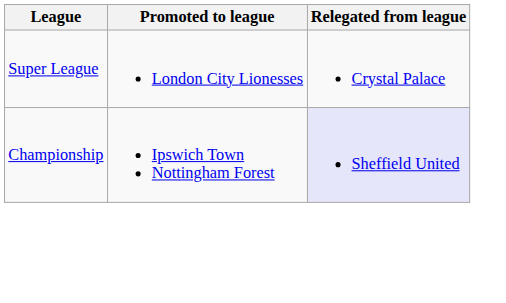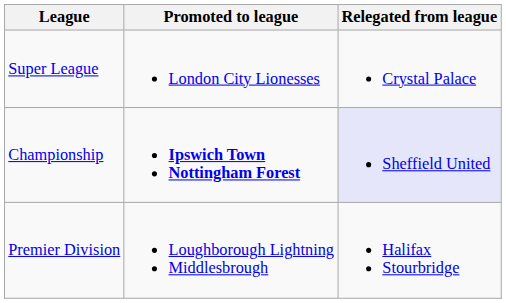(207, 164) normal -> (231, 164) bold
+ row: (64, 250)
